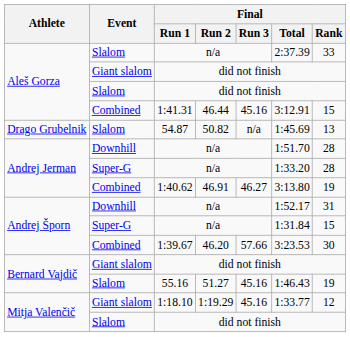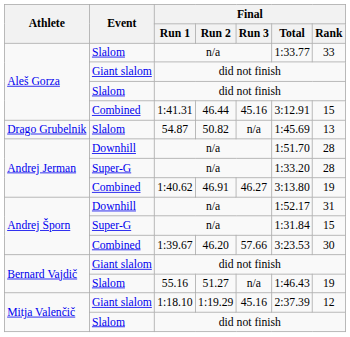(292, 52) 2:37.39 -> (292, 52) 1:33.77
(254, 283) 45.16 -> (254, 283) n/a
(292, 303) 1:33.77 -> (292, 303) 2:37.39
